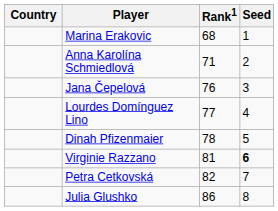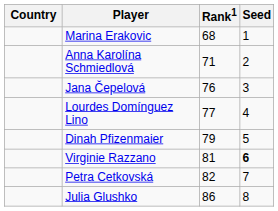(209, 139) 78 -> (209, 139) 79
